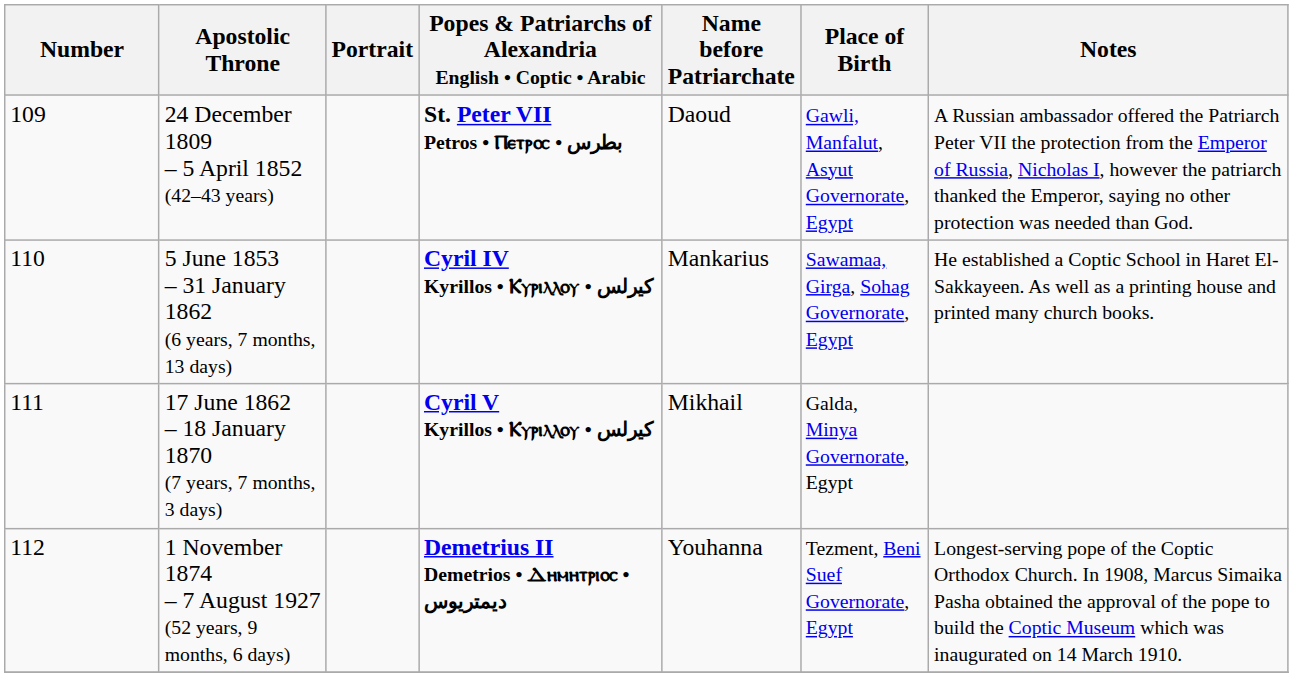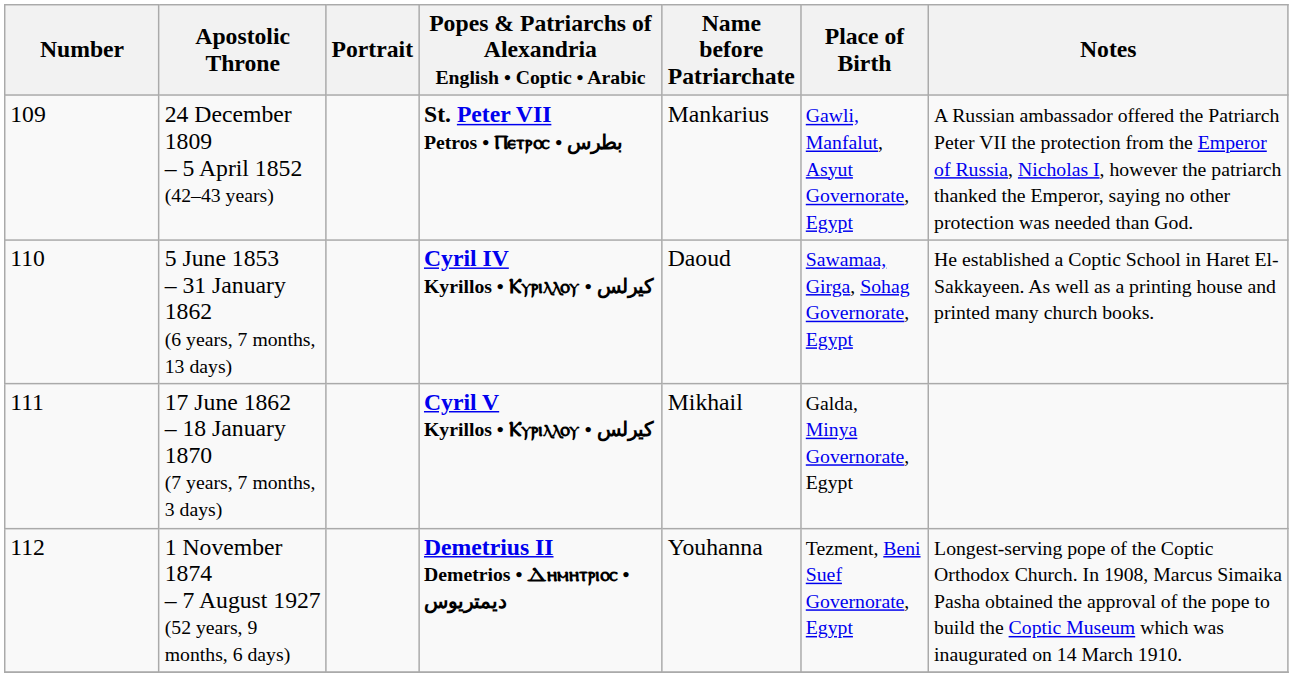(699, 114) Daoud -> (718, 114) Mankarius
(718, 258) Mankarius -> (699, 258) Daoud
